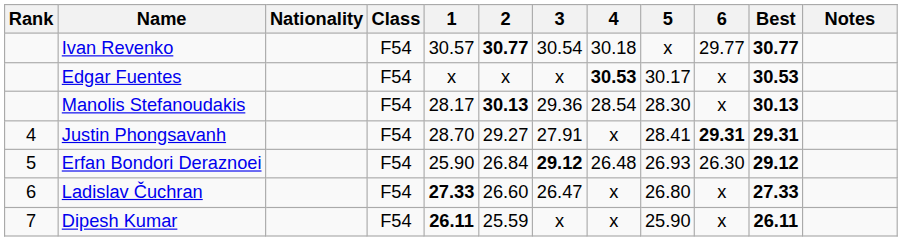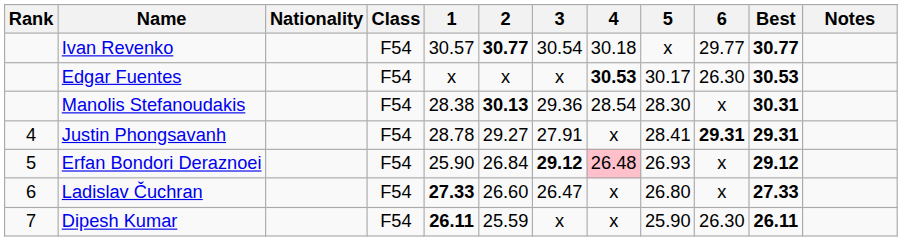(722, 76) x -> (722, 76) 26.30
(452, 105) 28.17 -> (452, 105) 28.38
(776, 105) 30.13 -> (776, 105) 30.31
(452, 134) 28.70 -> (452, 134) 28.78
(614, 163) no background -> (614, 163) pink background
(722, 163) 26.30 -> (722, 163) x
(722, 221) x -> (722, 221) 26.30
